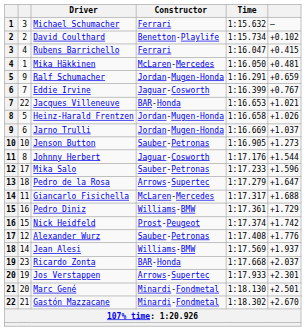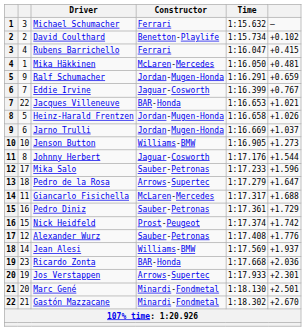(174, 144) Sauber-Petronas -> (166, 144) Williams-BMW
(166, 210) Williams-BMW -> (174, 210) Sauber-Petronas
(284, 263) +2.037 -> (284, 263) +2.036
